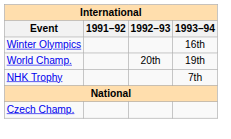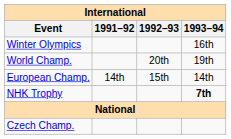+ row: (48, 77)
(195, 77) normal -> (204, 93) bold
